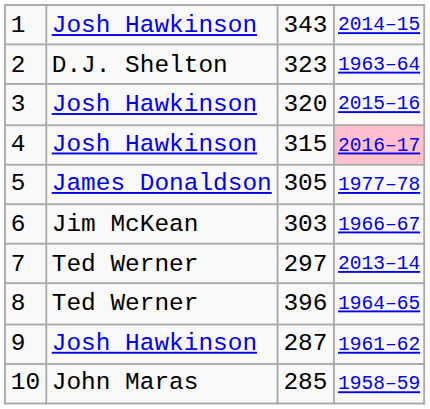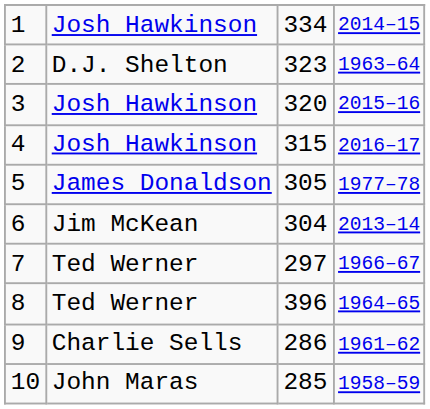(305, 25) 343 -> (305, 25) 334
(379, 144) pink background -> (379, 144) no background
(305, 224) 303 -> (305, 224) 304
(379, 224) 1966–67 -> (379, 224) 2013–14
(379, 264) 2013–14 -> (379, 264) 1966–67
(154, 344) Josh Hawkinson -> (147, 344) Charlie Sells
(305, 344) 287 -> (305, 344) 286
